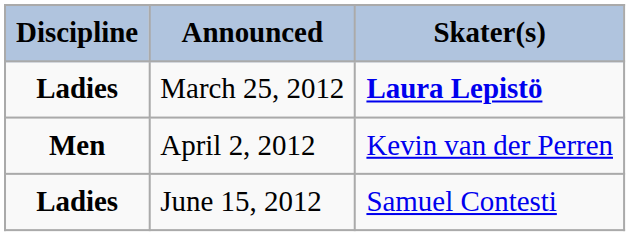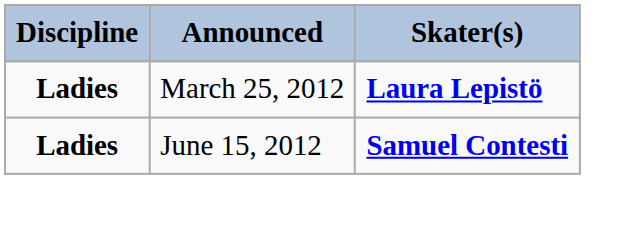- row: (238, 145)
(462, 201) normal -> (467, 145) bold
